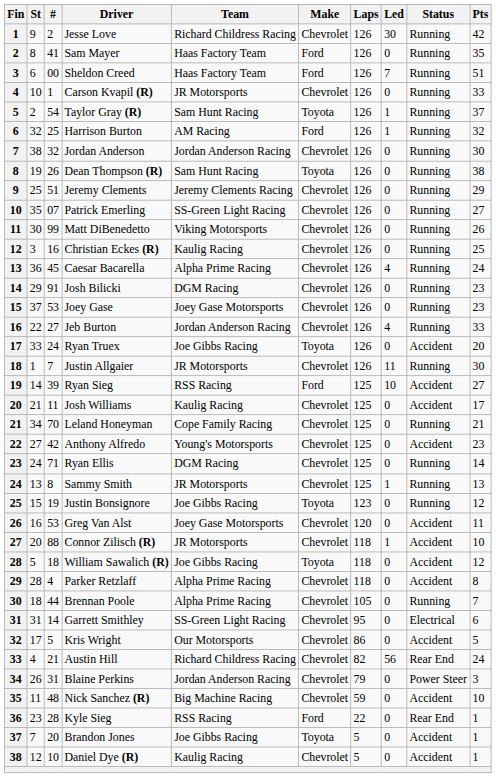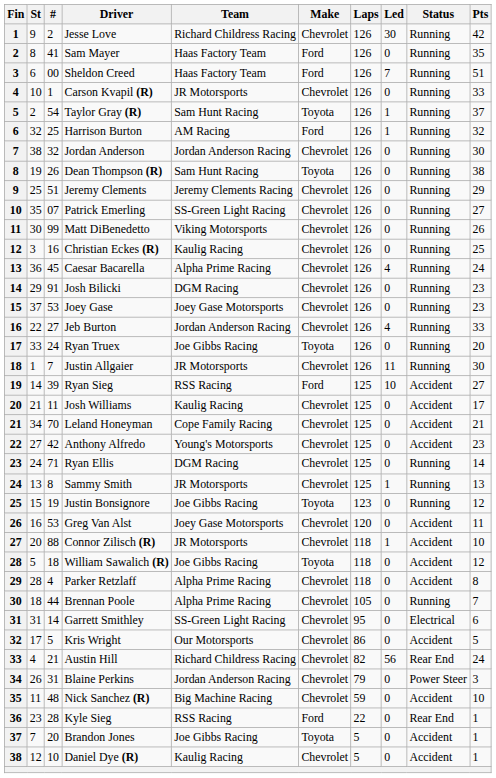(431, 346) Accident -> (430, 346) Running
(430, 424) Running -> (431, 424) Accident
